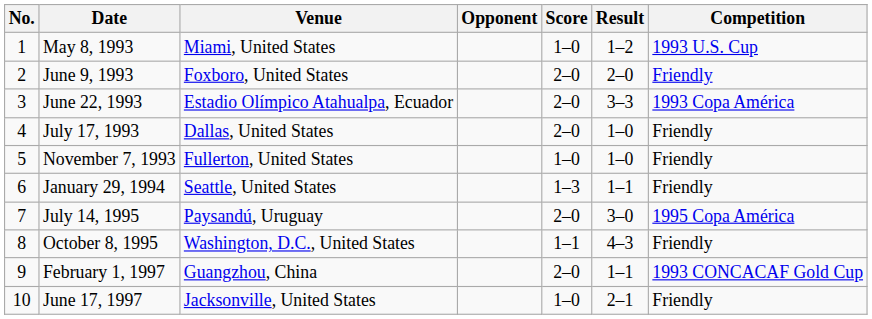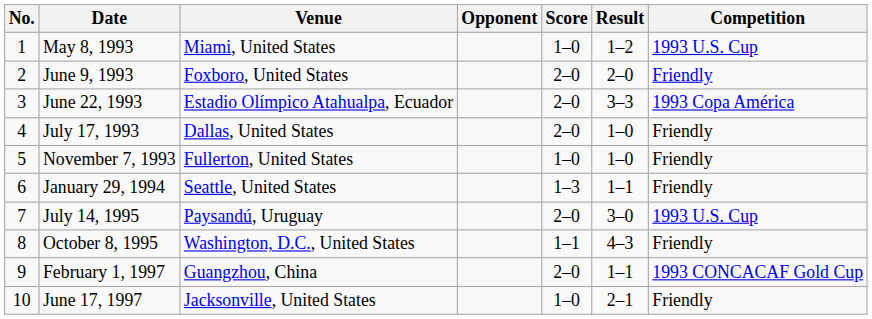(723, 215) 1995 Copa América -> (705, 215) 1993 U.S. Cup
